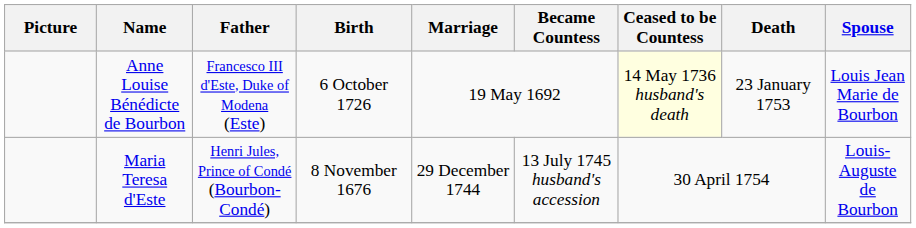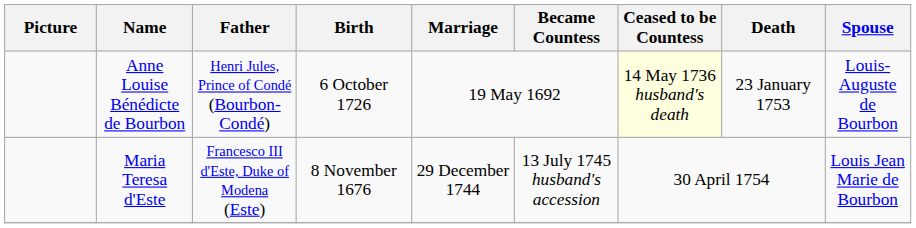(245, 95) Francesco III d'Este, Duke of Modena (Este) -> (245, 95) Henri Jules, Prince of Condé (Bourbon-Condé)
(868, 94) Louis Jean Marie de Bourbon -> (868, 94) Louis-Auguste de Bourbon
(245, 181) Henri Jules, Prince of Condé (Bourbon-Condé) -> (245, 181) Francesco III d'Este, Duke of Modena (Este)
(868, 179) Louis-Auguste de Bourbon -> (868, 179) Louis Jean Marie de Bourbon
